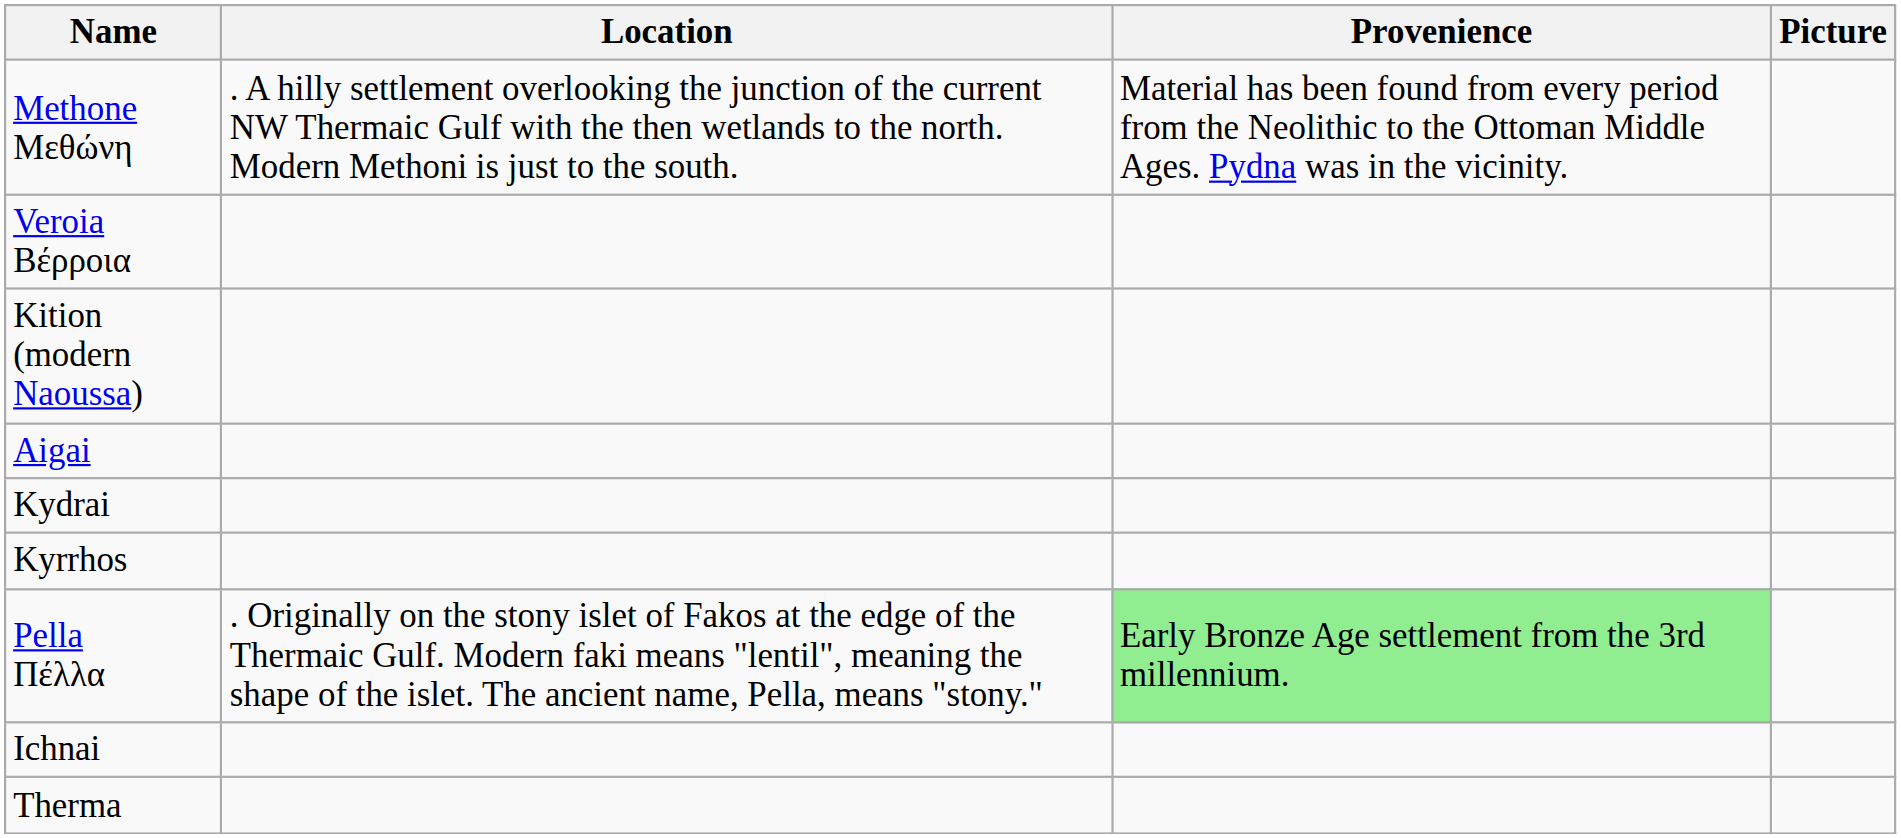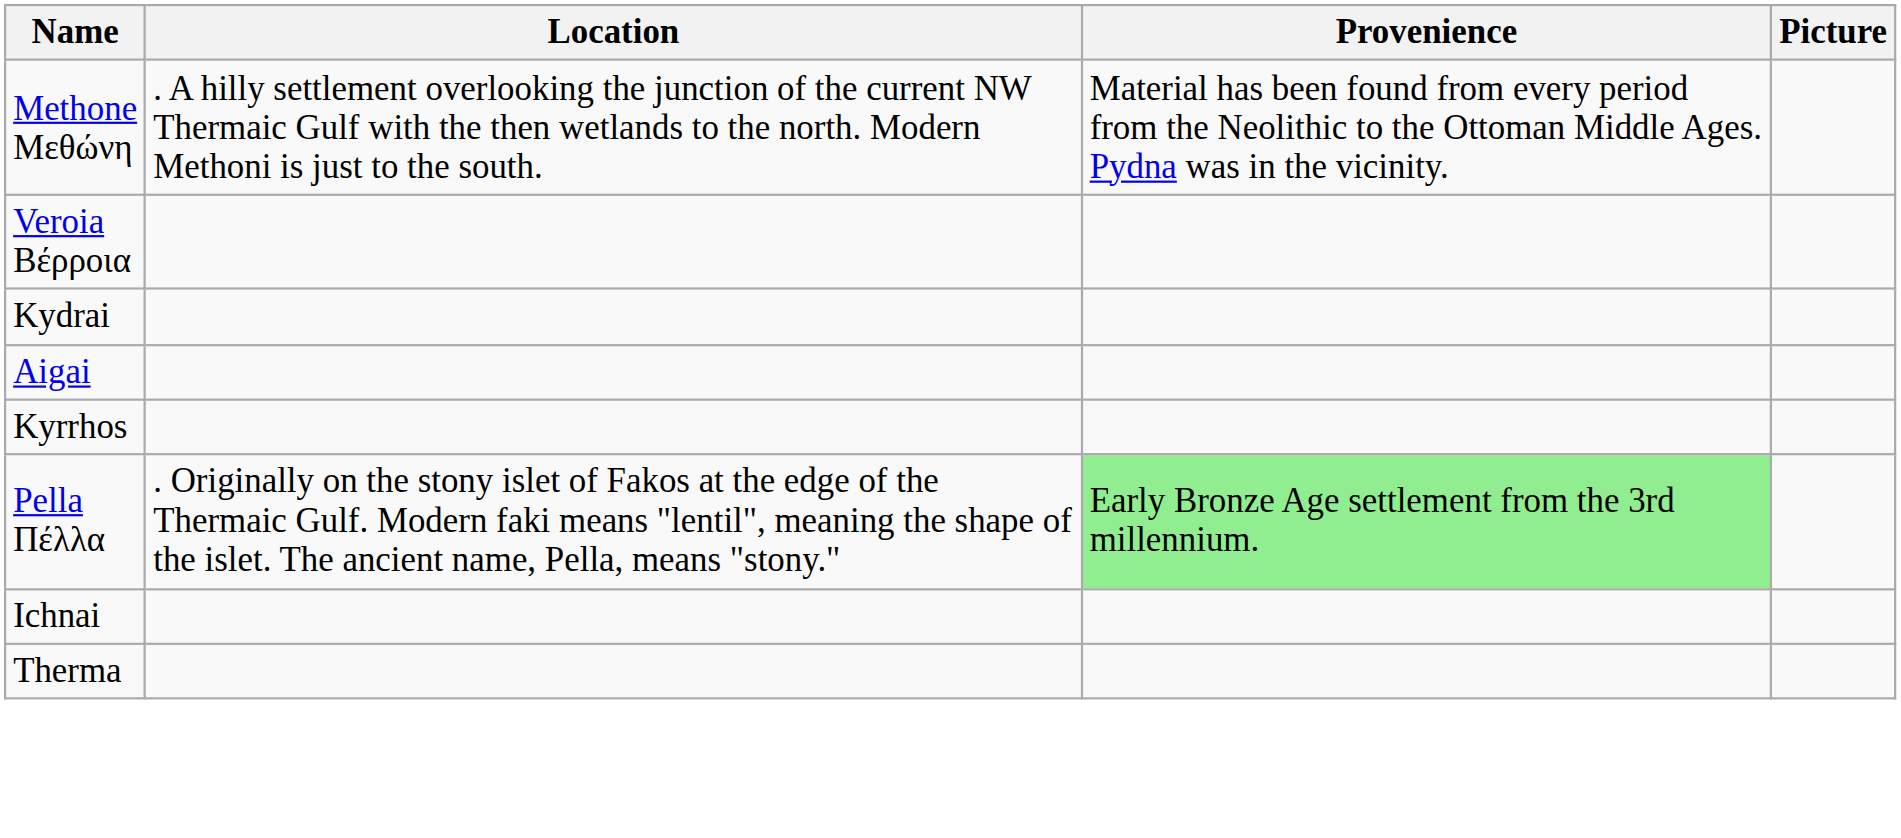- row: (78, 355)
rows swapped: (62, 504) <-> (52, 449)
